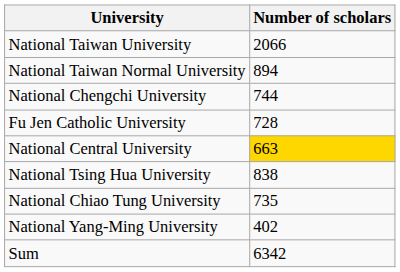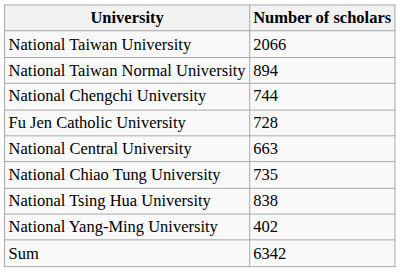(266, 148) gold background -> (266, 148) no background
rows swapped: (115, 201) <-> (110, 174)
